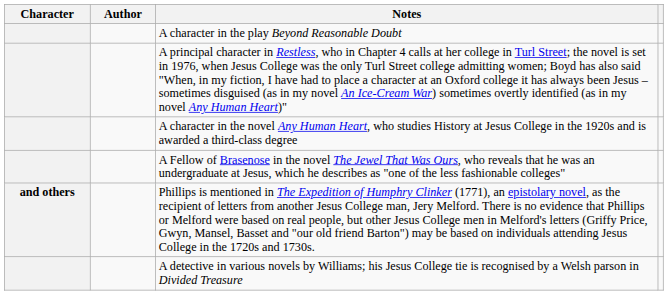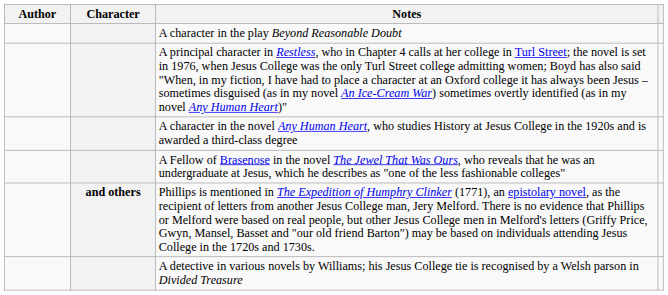columns swapped: (47, 14) <-> (123, 14)
